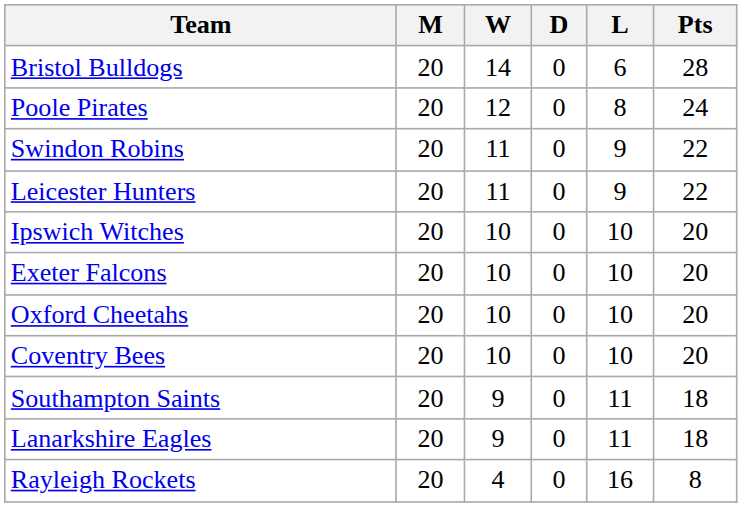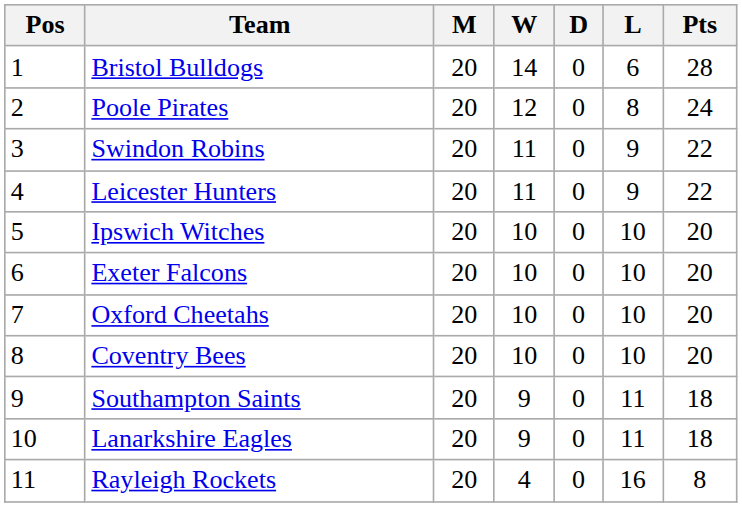+ column: (45, 25)
